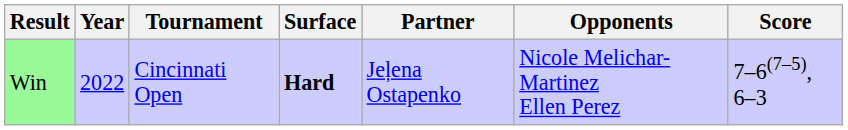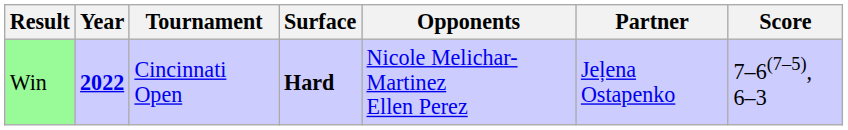columns swapped: (438, 22) <-> (621, 22)
(102, 81) normal -> (102, 81) bold
